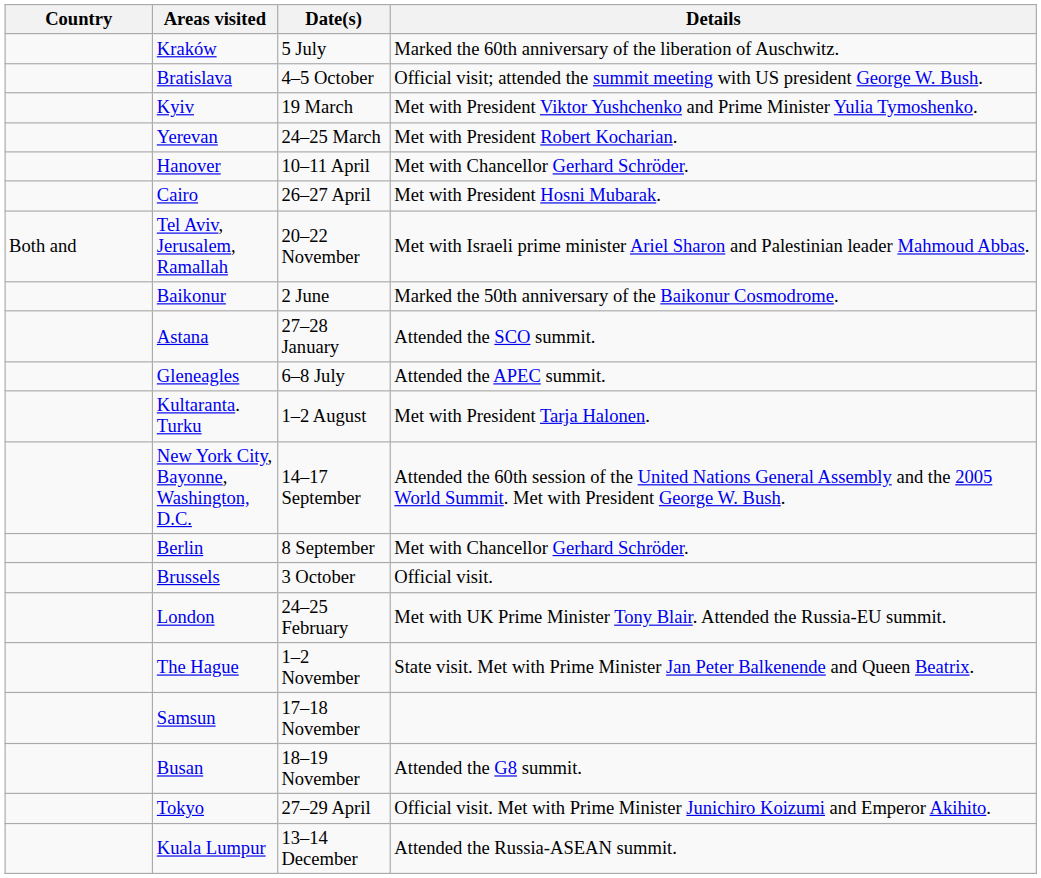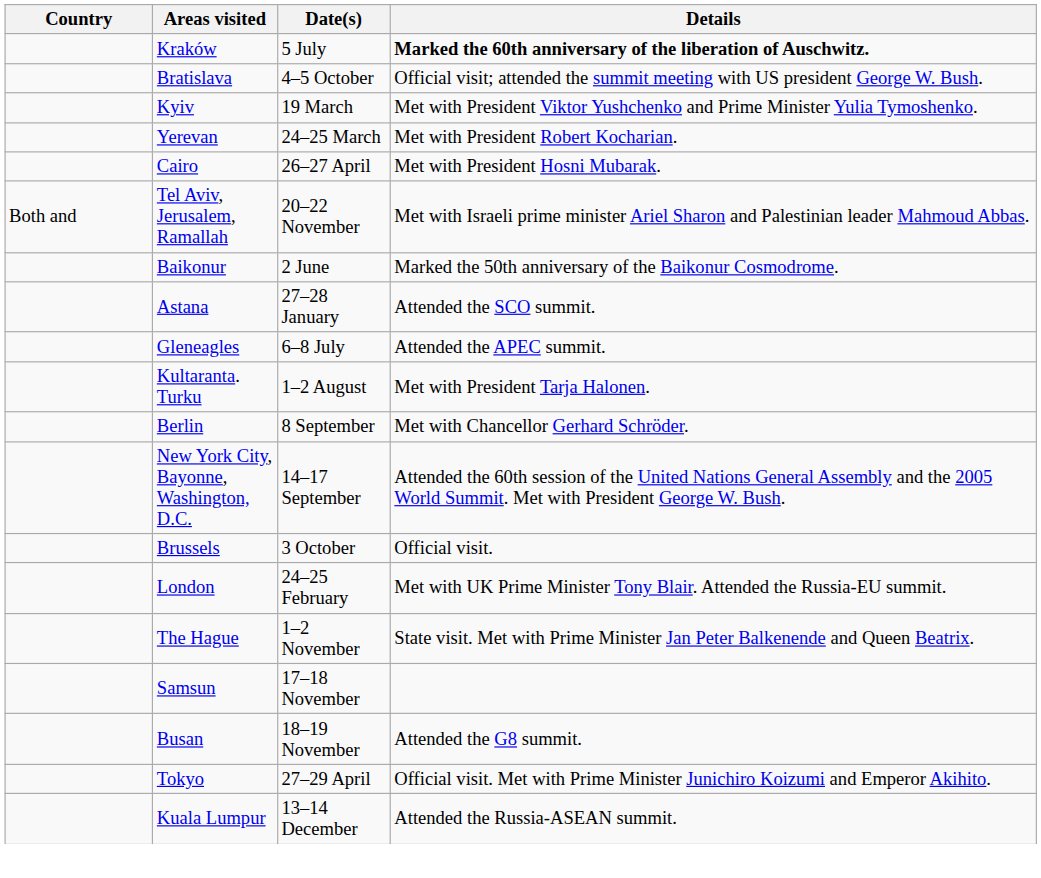(617, 48) normal -> (632, 48) bold
- row: (189, 166)
rows swapped: (180, 548) <-> (215, 487)
